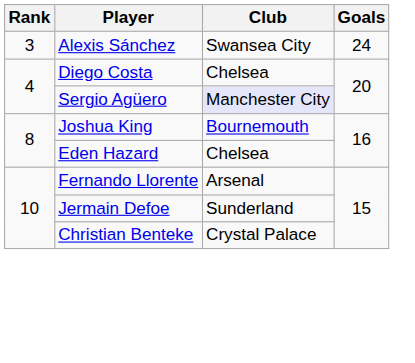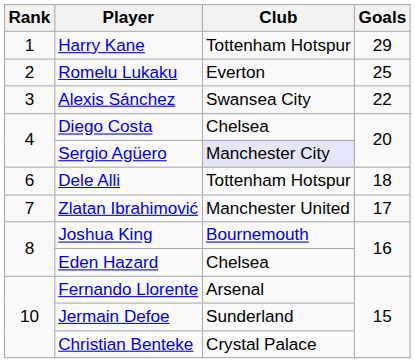+ row: (102, 45)
+ row: (118, 72)
(361, 45) 24 -> (382, 99) 22
+ row: (89, 180)
+ row: (128, 208)
